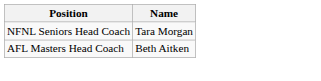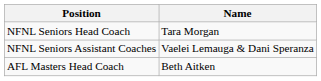+ row: (82, 48)
